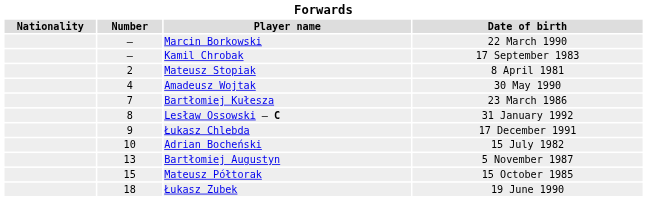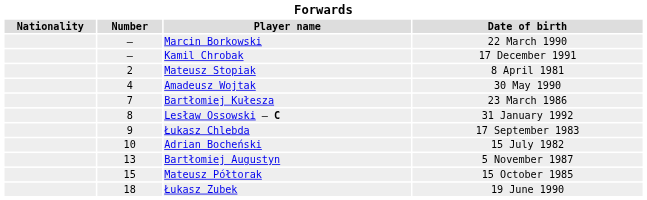(528, 56) 17 September 1983 -> (528, 56) 17 December 1991
(528, 130) 17 December 1991 -> (528, 130) 17 September 1983
